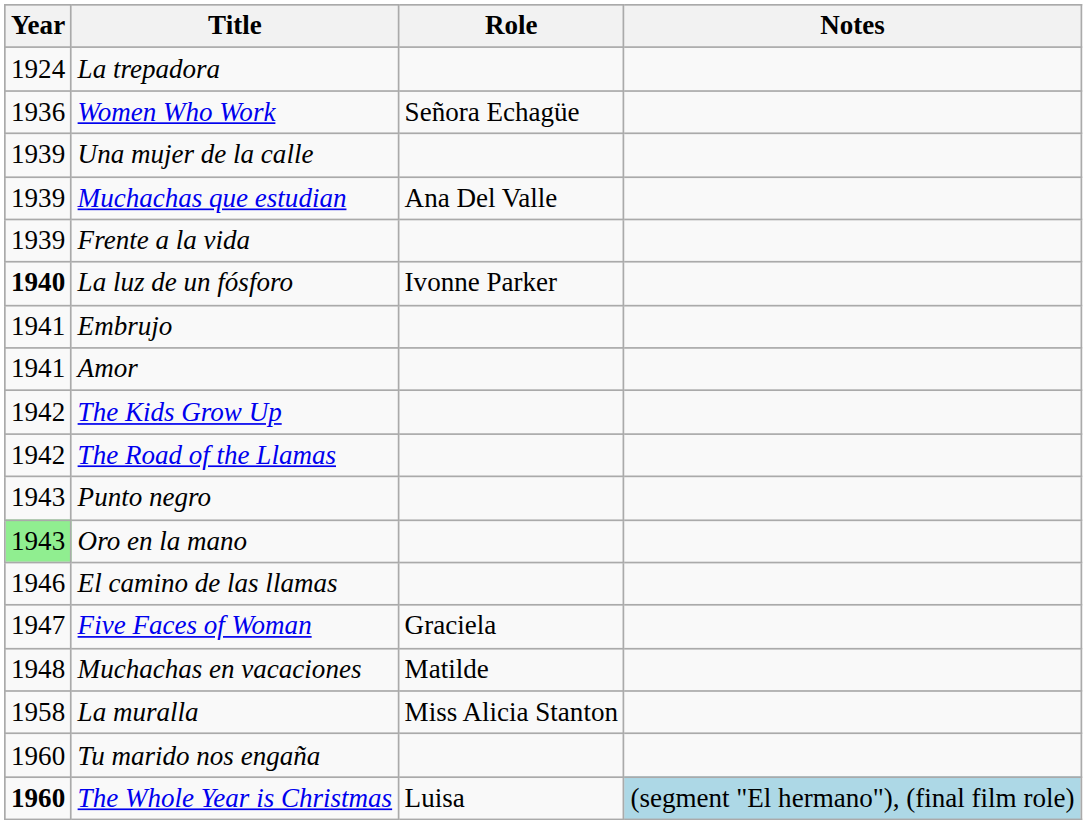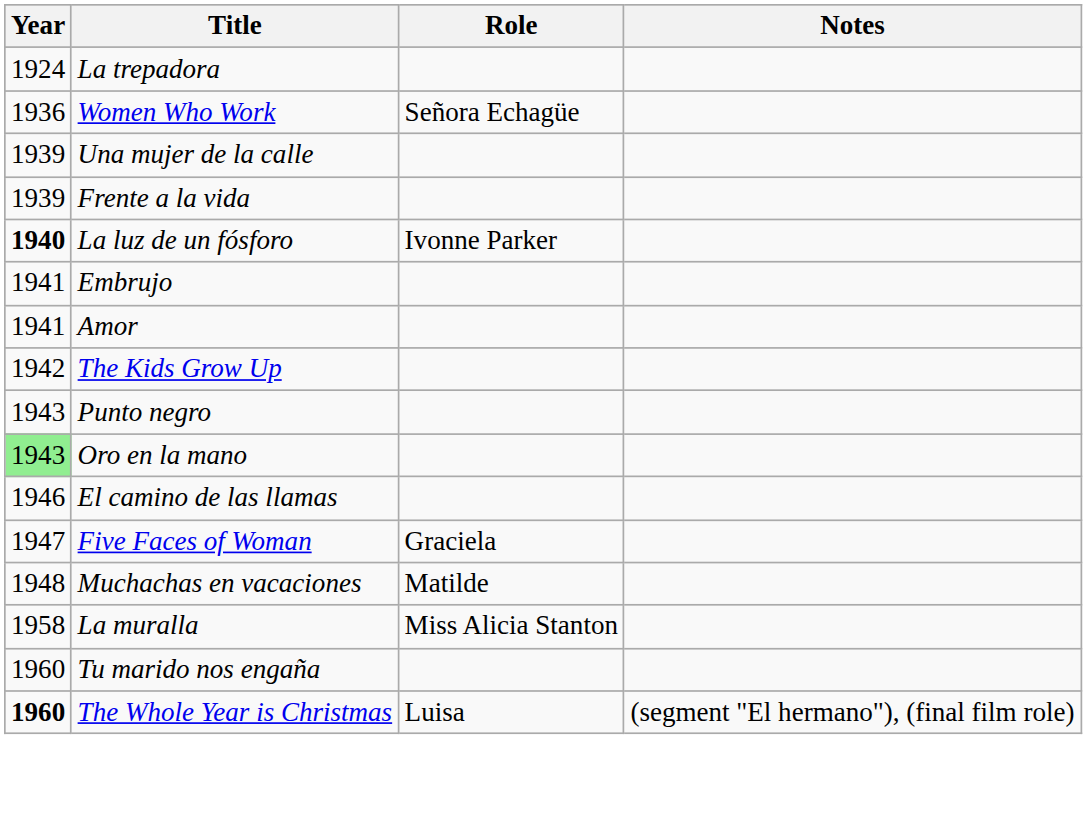- row: (212, 197)
- row: (207, 454)
(852, 797) lightblue background -> (852, 712) no background
